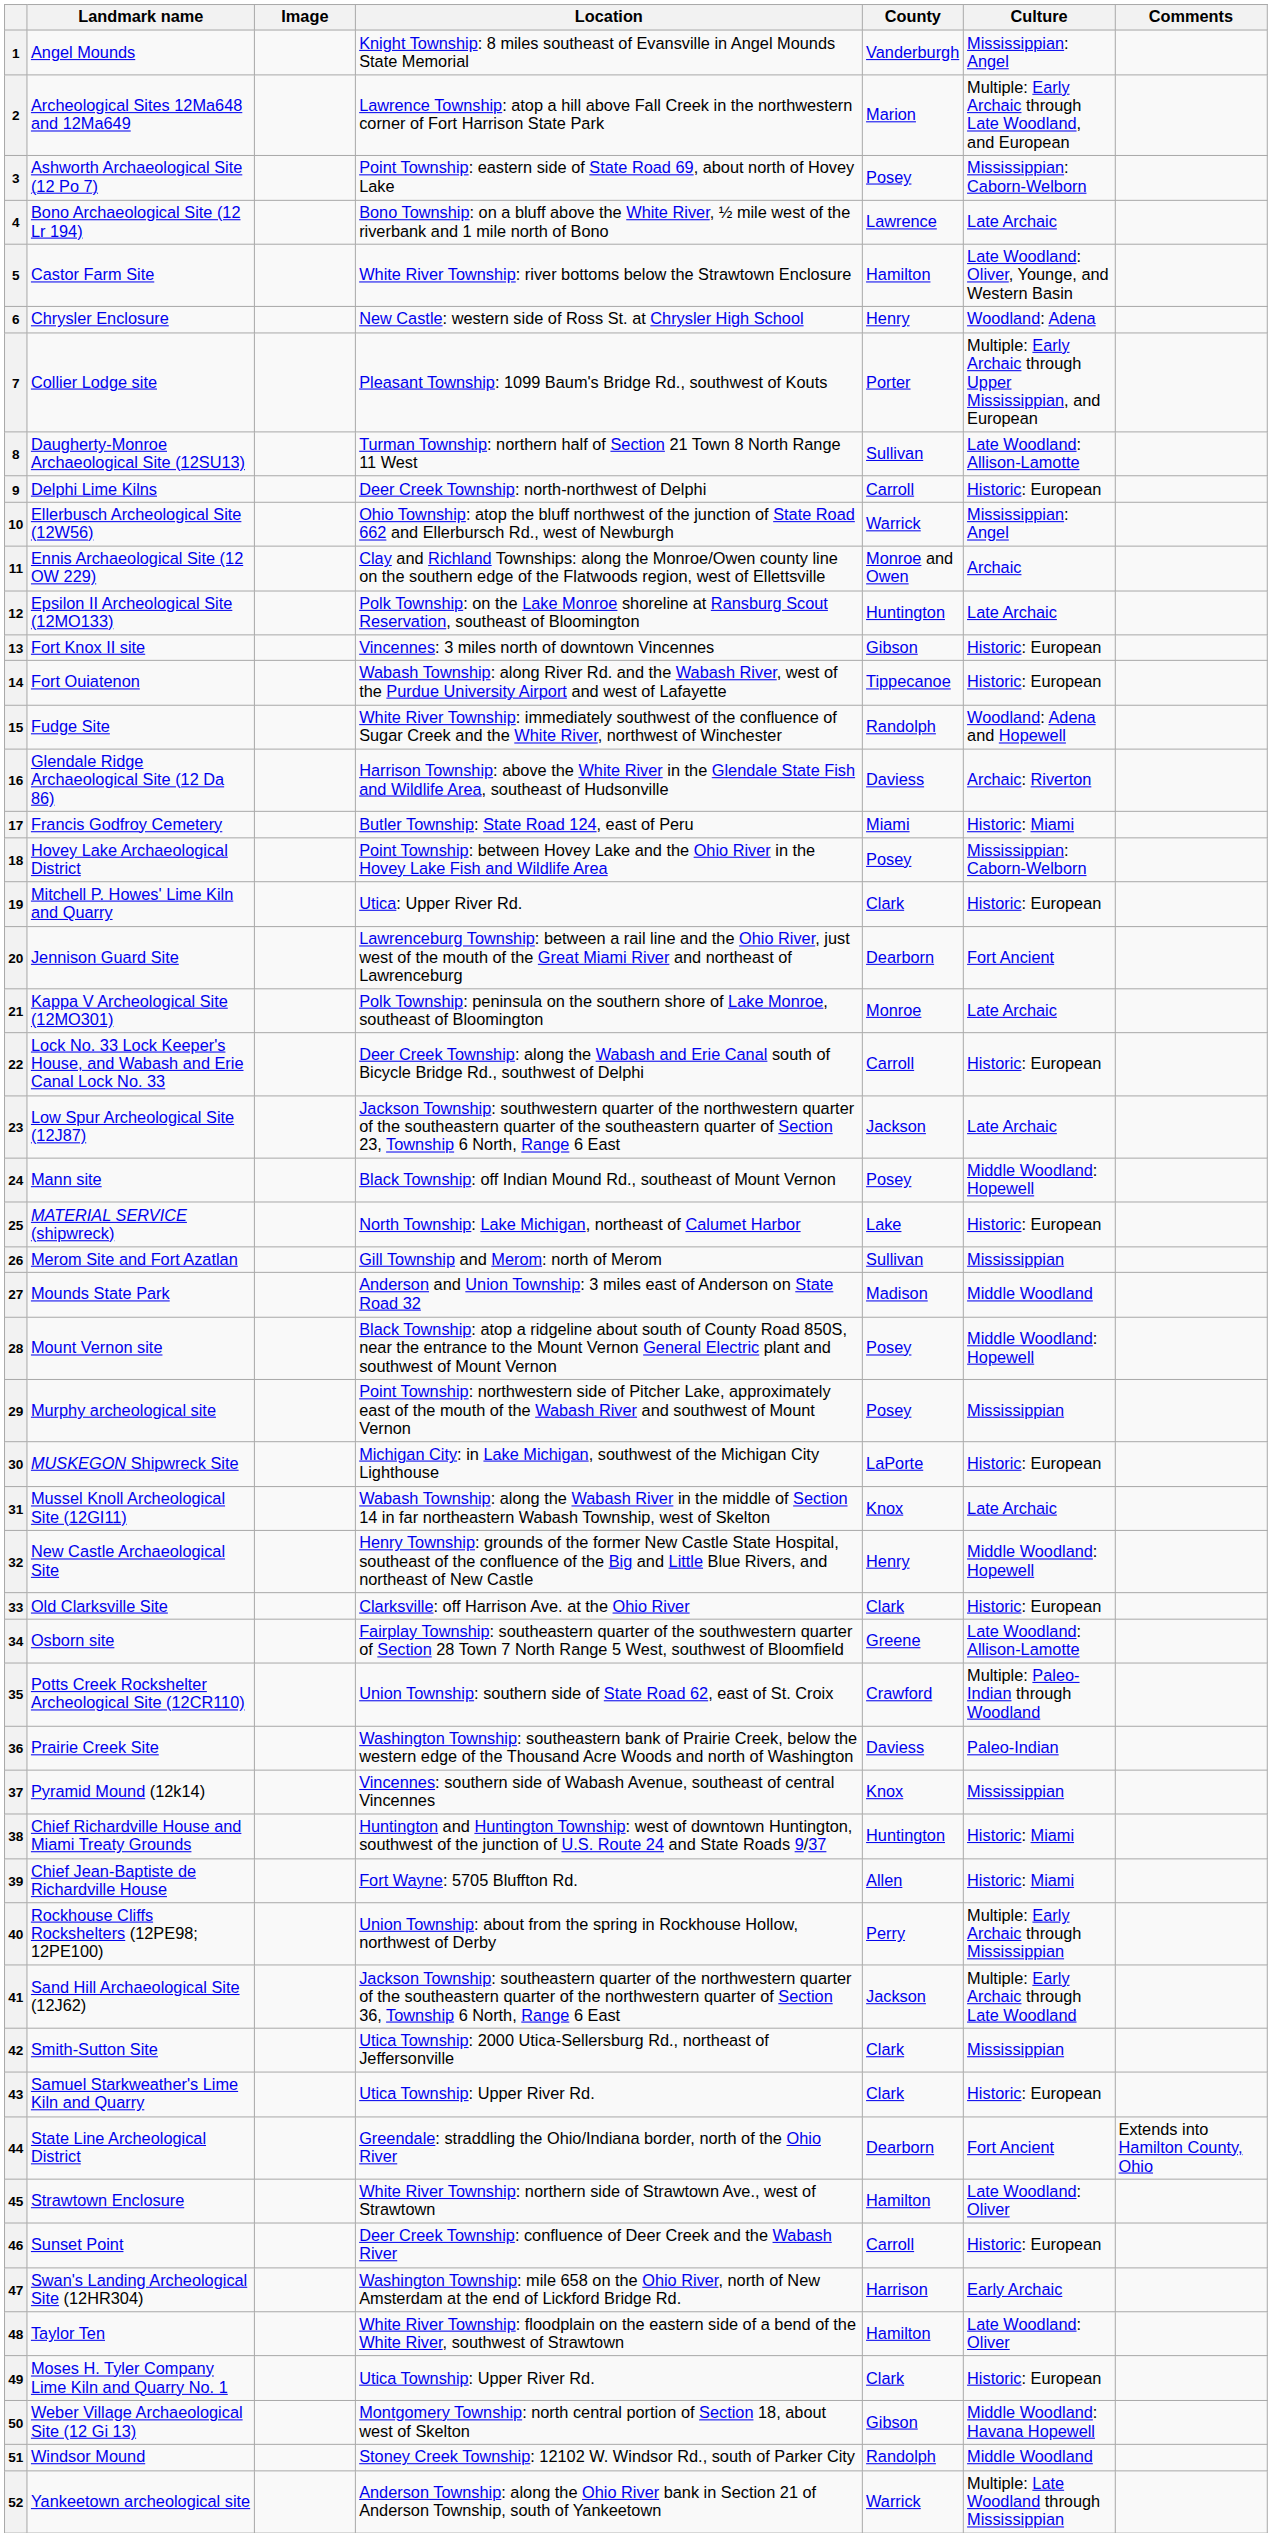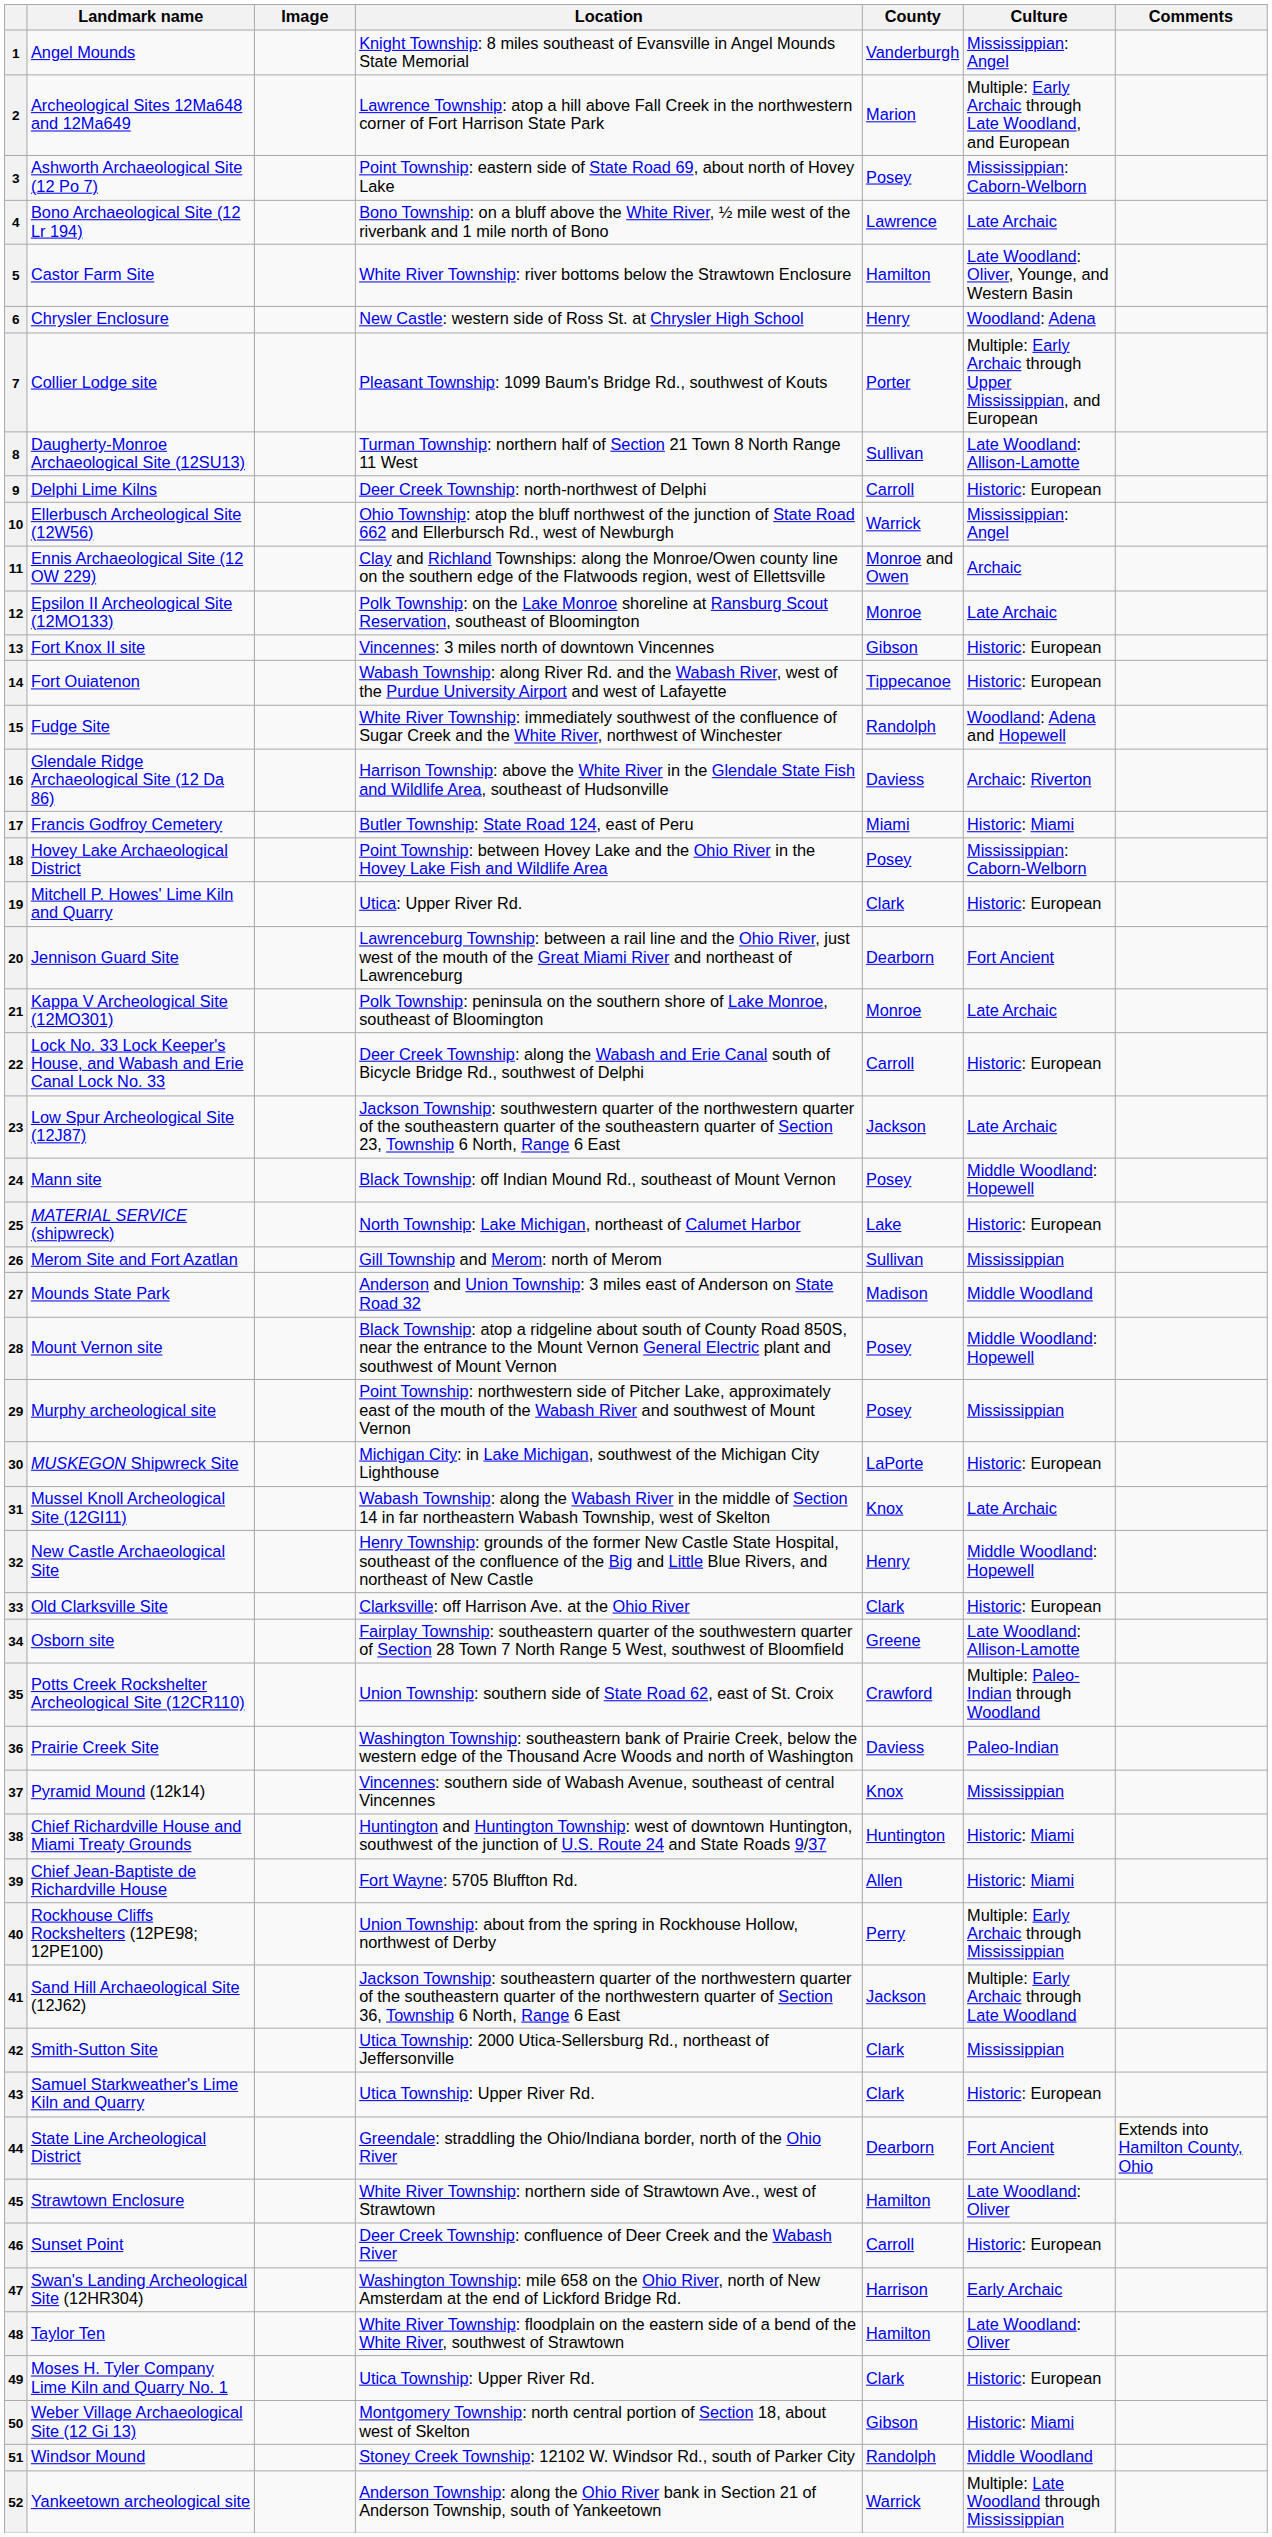(906, 612) Huntington -> (894, 612) Monroe
(1032, 2422) Middle Woodland: Havana Hopewell -> (1021, 2422) Historic: Miami
